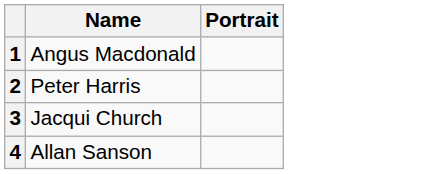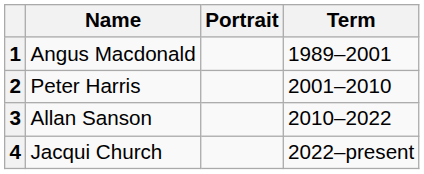+ column: (351, 20)
(96, 119) Jacqui Church -> (91, 119) Allan Sanson
(91, 151) Allan Sanson -> (96, 151) Jacqui Church
